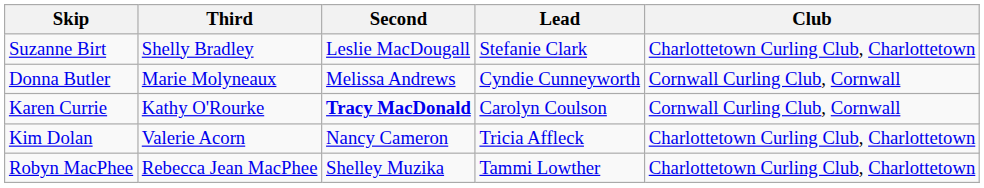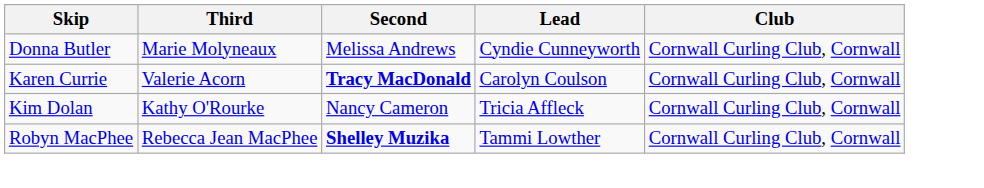- row: (58, 49)
(203, 108) Kathy O'Rourke -> (194, 78) Valerie Acorn
(194, 138) Valerie Acorn -> (203, 108) Kathy O'Rourke
(812, 138) Charlottetown Curling Club, Charlottetown -> (775, 108) Cornwall Curling Club, Cornwall
(385, 167) normal -> (388, 138) bold
(812, 167) Charlottetown Curling Club, Charlottetown -> (775, 138) Cornwall Curling Club, Cornwall
